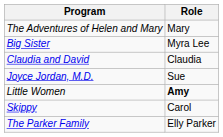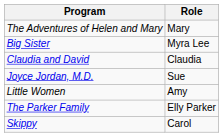(178, 92) bold -> (177, 92) normal
rows swapped: (48, 124) <-> (22, 108)
